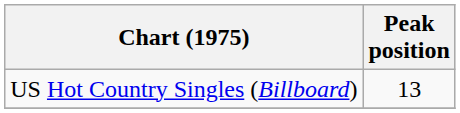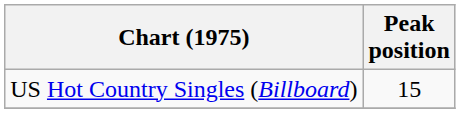(409, 88) 13 -> (409, 88) 15
